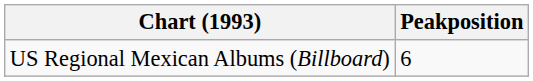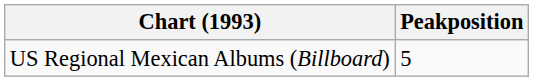(406, 57) 6 -> (406, 57) 5
